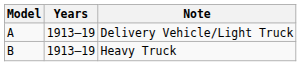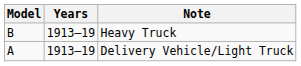rows swapped: (197, 32) <-> (138, 51)
